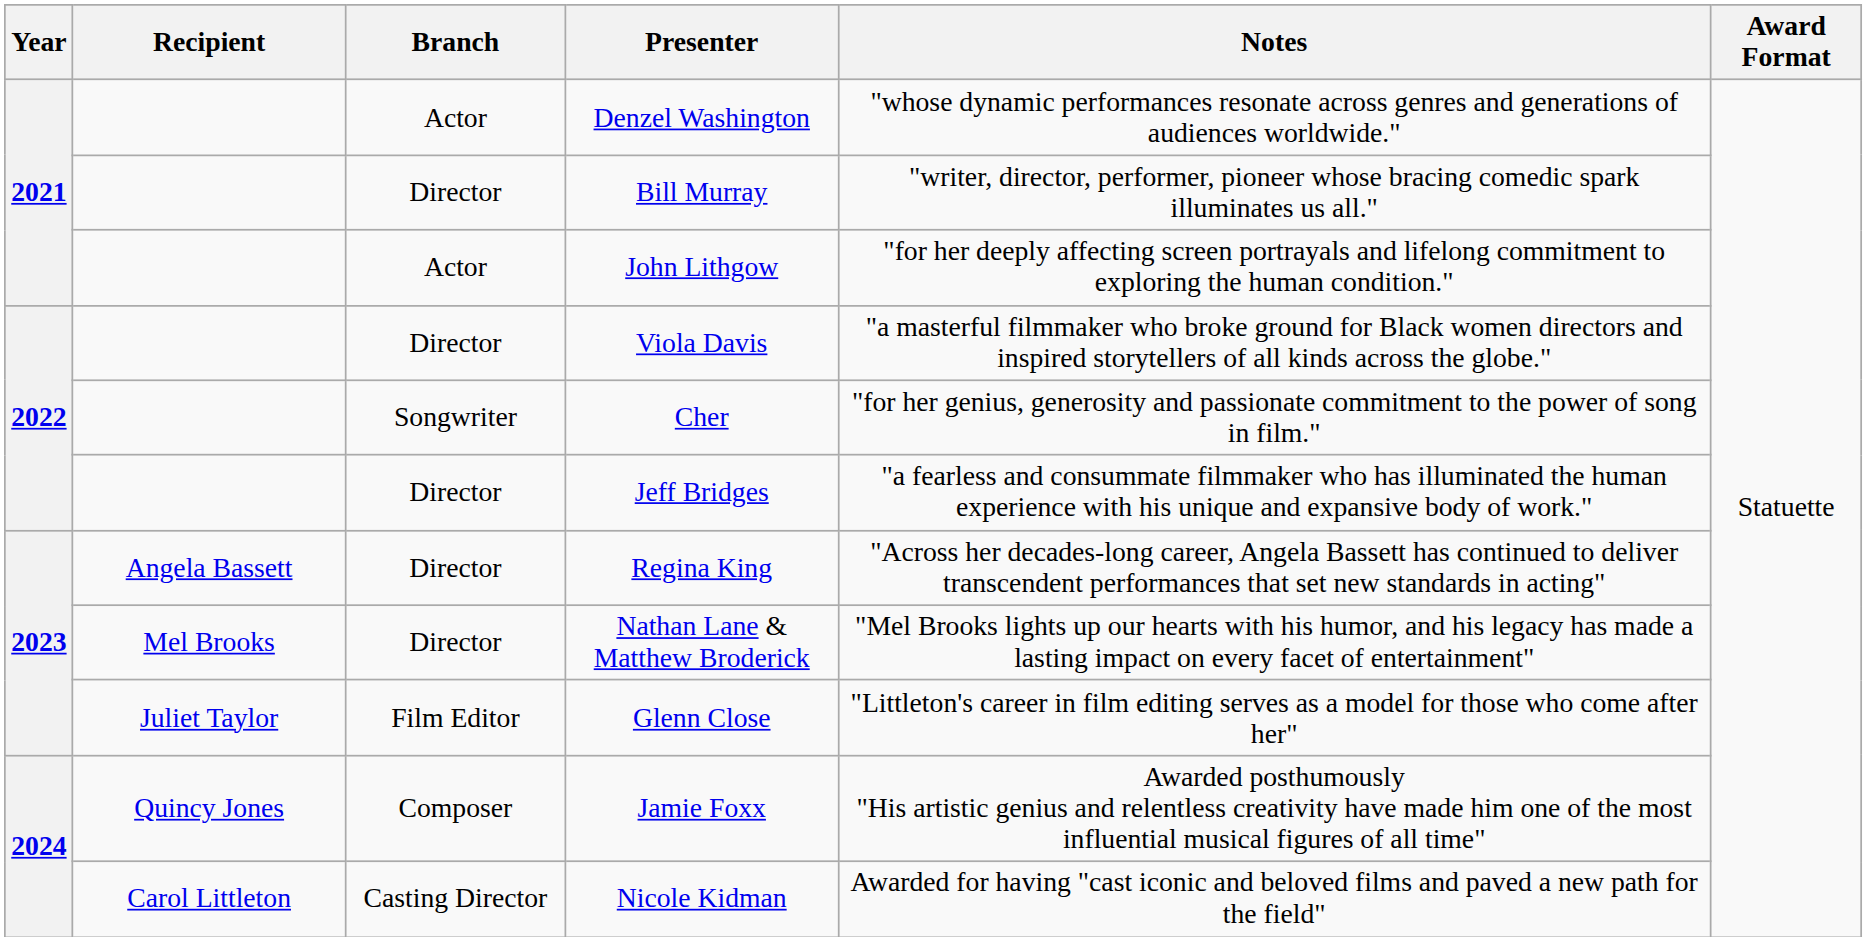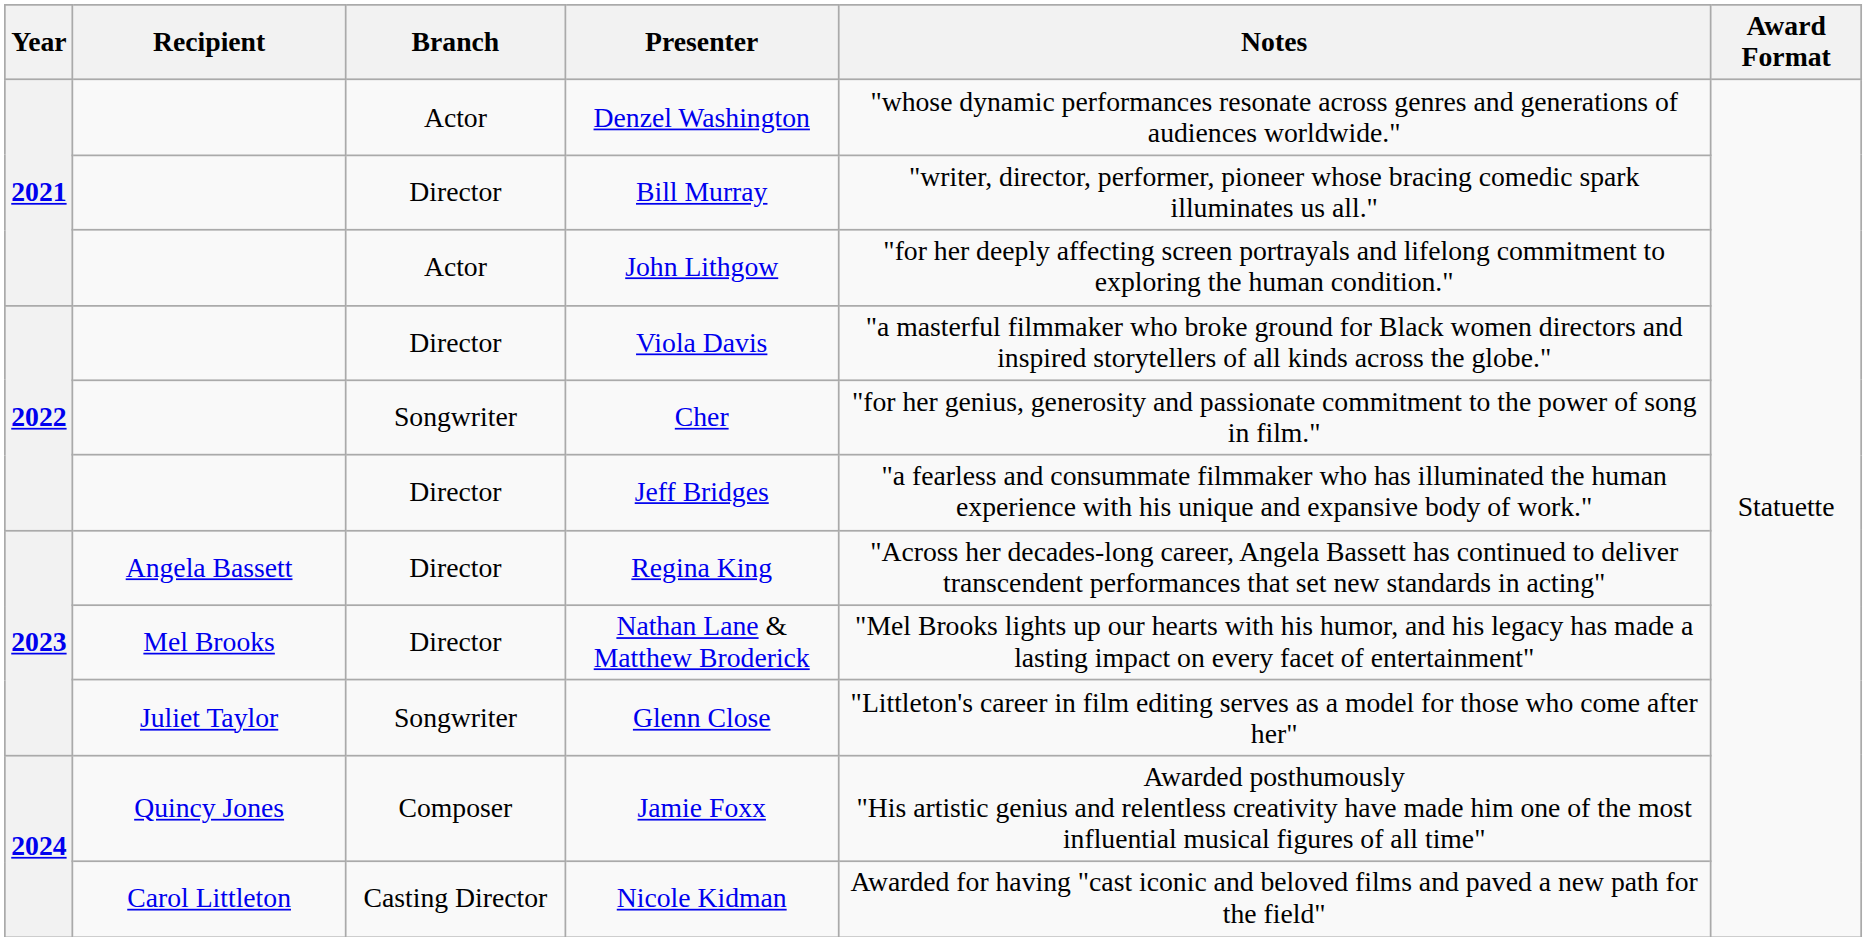(455, 717) Film Editor -> (455, 717) Songwriter
